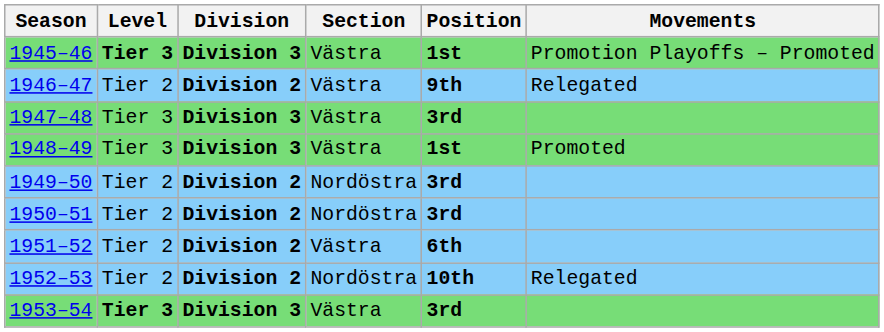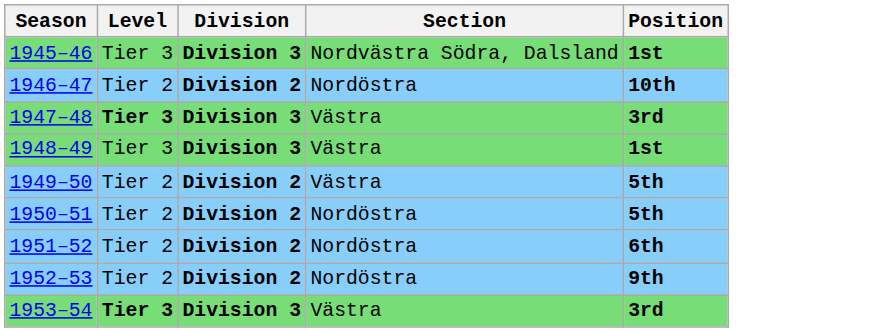- column: (703, 21)
(137, 53) bold -> (137, 53) normal
(346, 53) Västra -> (465, 53) Nordvästra Södra, Dalsland
(346, 85) Västra -> (364, 85) Nordöstra
(444, 85) 9th -> (652, 85) 10th
(137, 117) normal -> (137, 117) bold
(364, 182) Nordöstra -> (346, 182) Västra
(444, 182) 3rd -> (646, 182) 5th
(444, 214) 3rd -> (646, 214) 5th
(346, 246) Västra -> (364, 246) Nordöstra
(450, 279) 10th -> (646, 279) 9th
